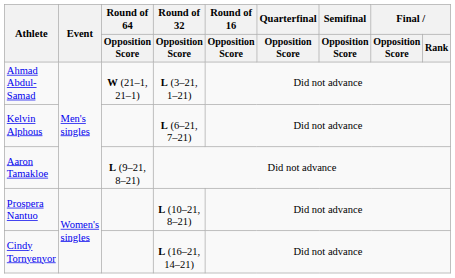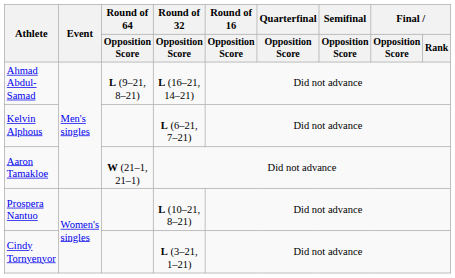(127, 90) W (21–1, 21–1) -> (127, 90) L (9–21, 8–21)
(179, 90) L (3–21, 1–21) -> (179, 90) L (16–21, 14–21)
(127, 174) L (9–21, 8–21) -> (127, 174) W (21–1, 21–1)
(179, 258) L (16–21, 14–21) -> (179, 258) L (3–21, 1–21)
